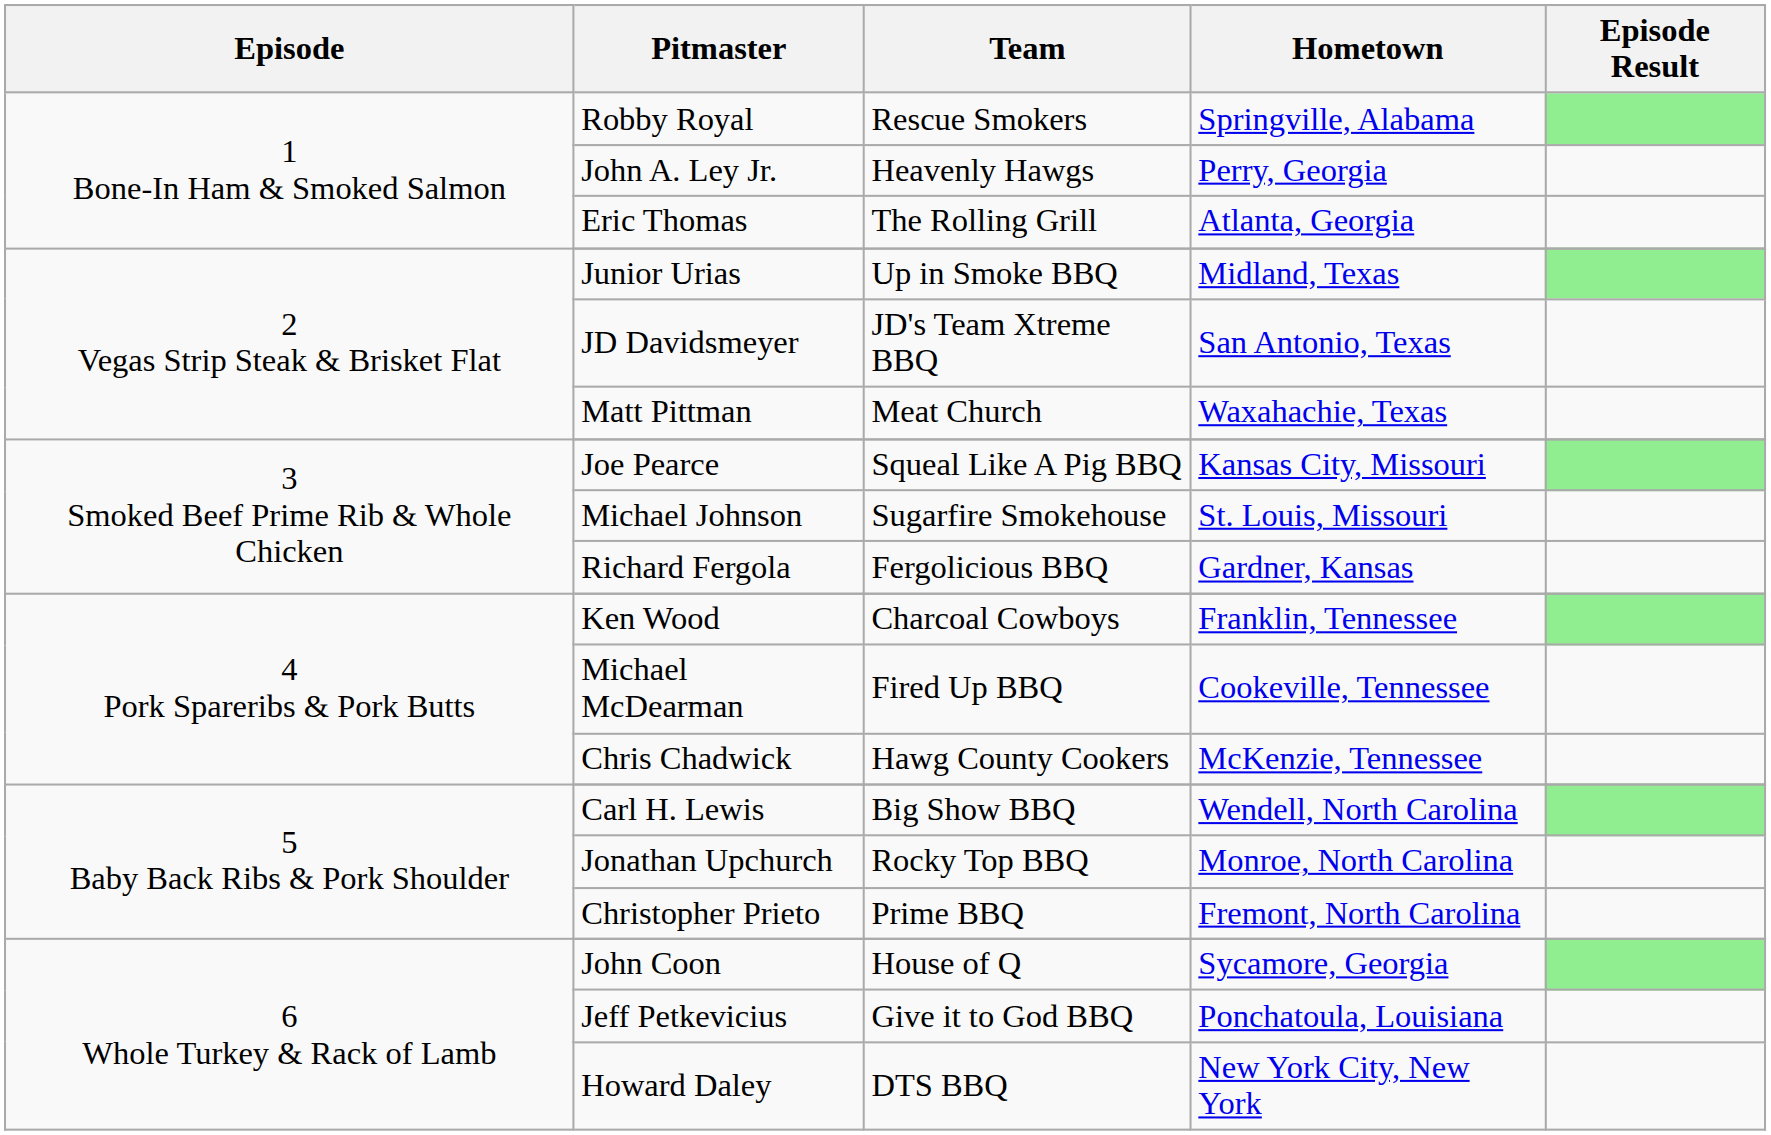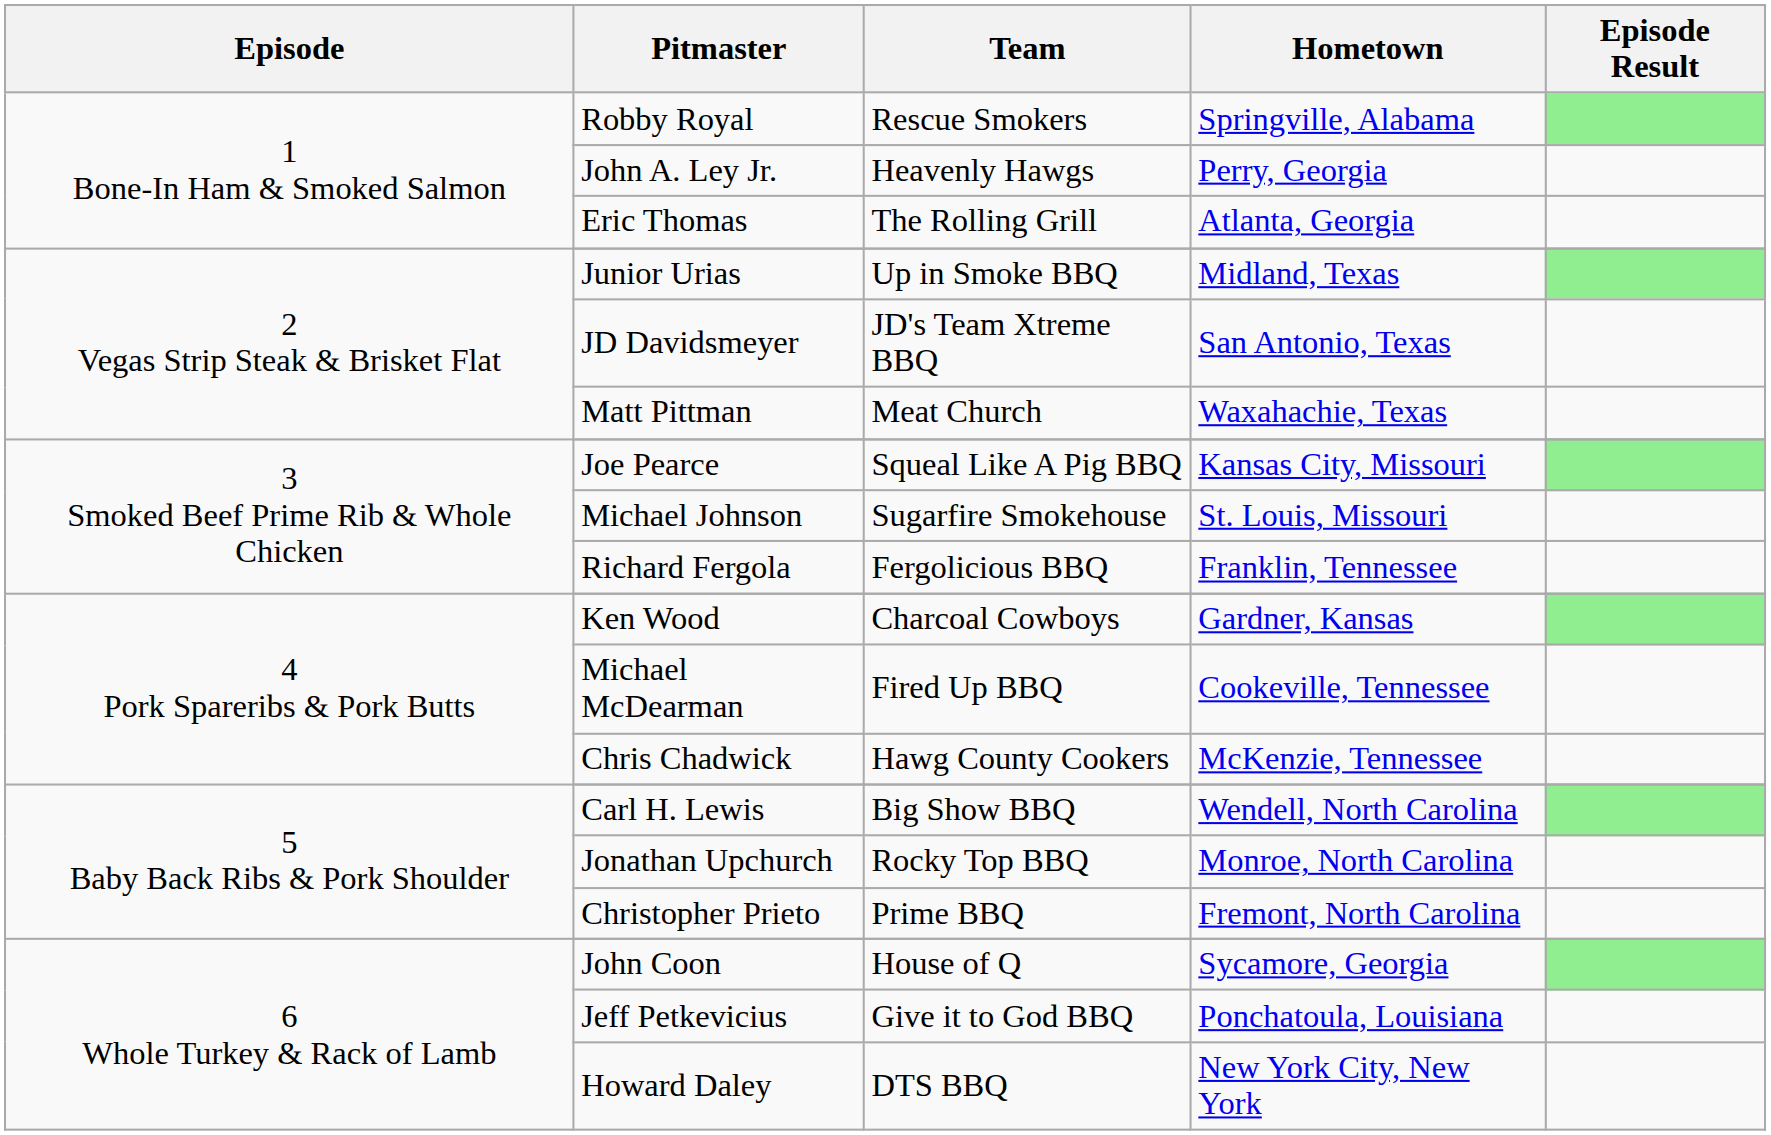(1306, 566) Gardner, Kansas -> (1328, 566) Franklin, Tennessee
(1328, 618) Franklin, Tennessee -> (1306, 618) Gardner, Kansas
